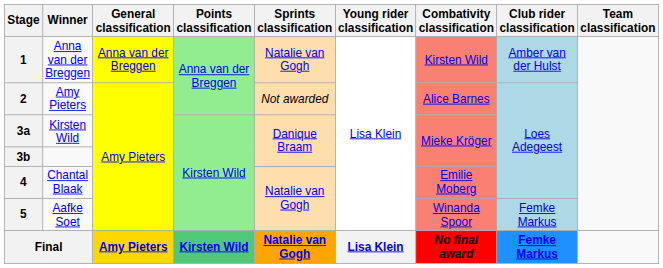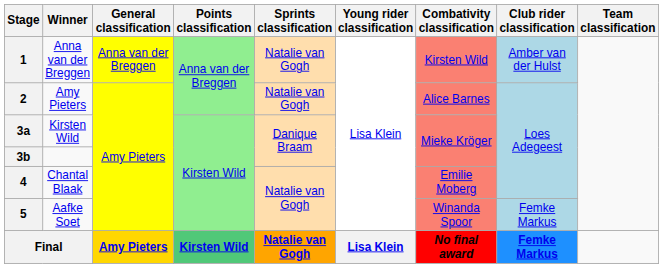(295, 99) Not awarded -> (295, 99) Natalie van Gogh
